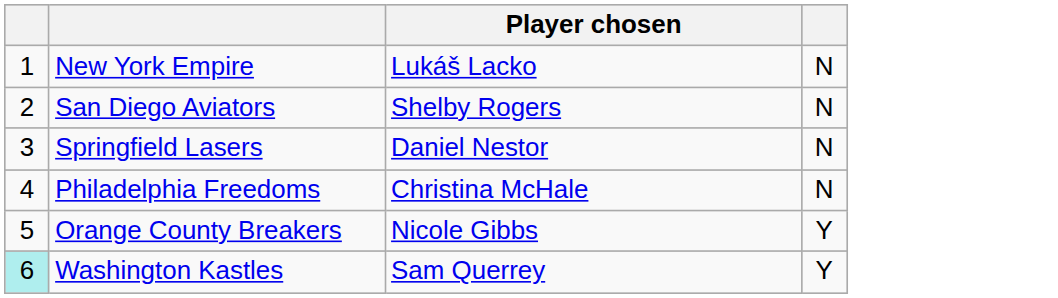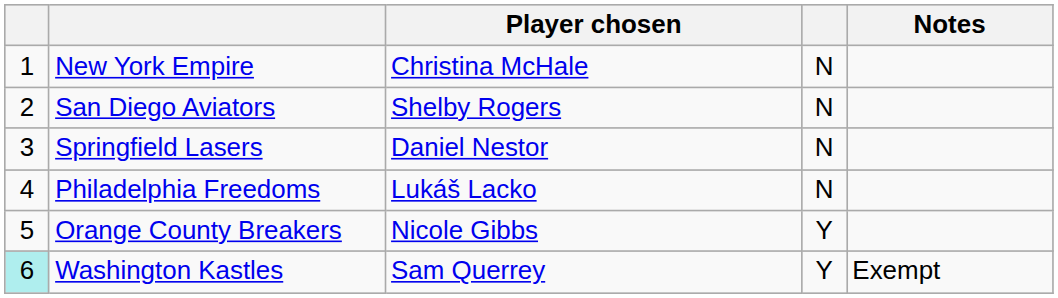+ column: (950, 25)
(464, 66) Lukáš Lacko -> (490, 66) Christina McHale
(490, 189) Christina McHale -> (464, 189) Lukáš Lacko
